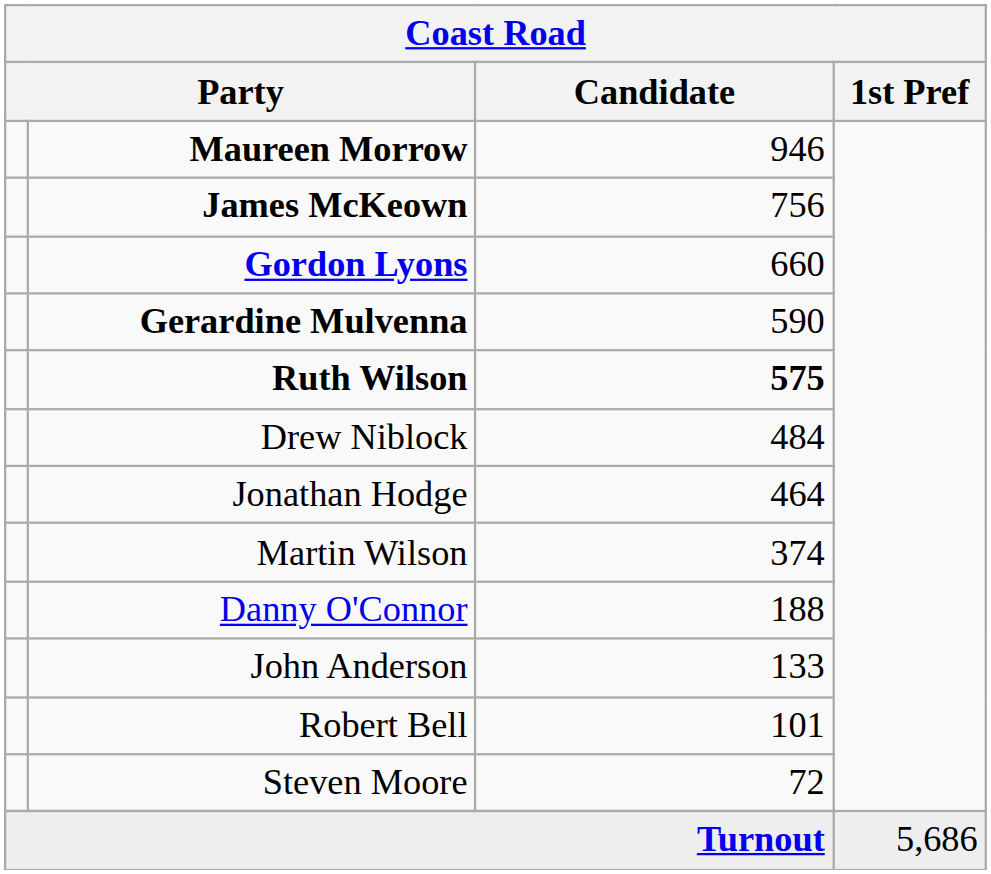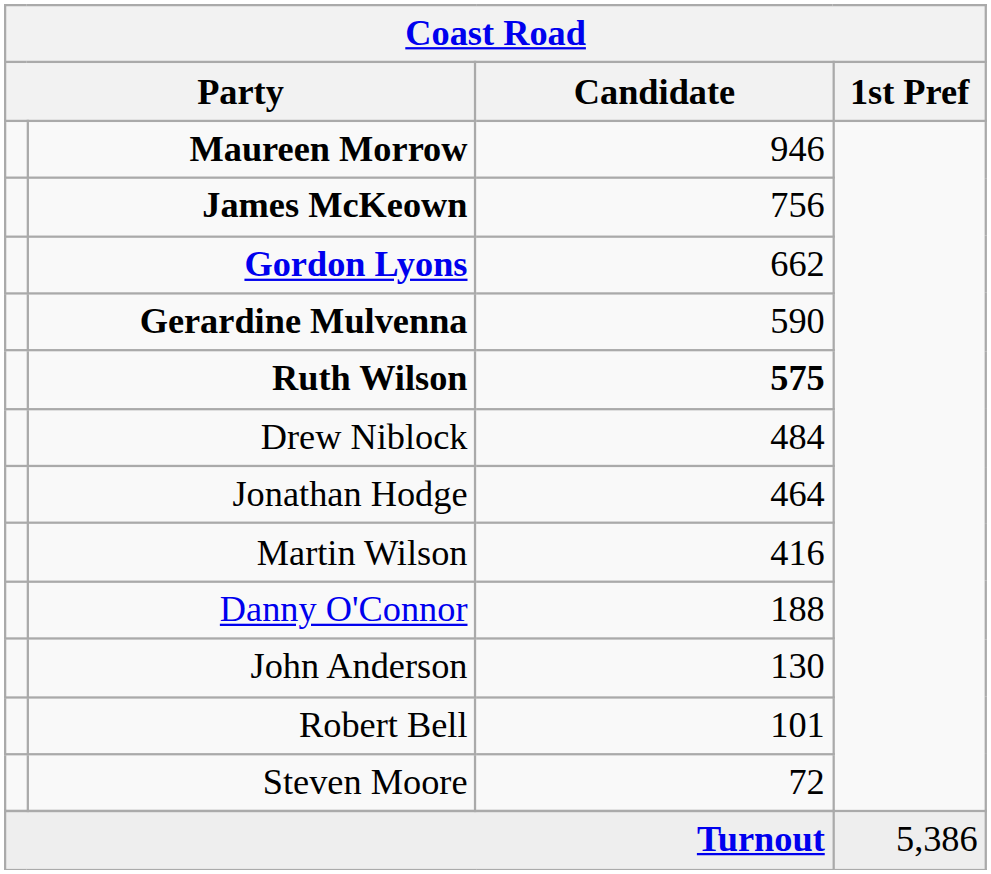(798, 263) 660 -> (798, 263) 662
(798, 551) 374 -> (798, 551) 416
(798, 666) 133 -> (798, 666) 130
(937, 839) 5,686 -> (937, 839) 5,386
